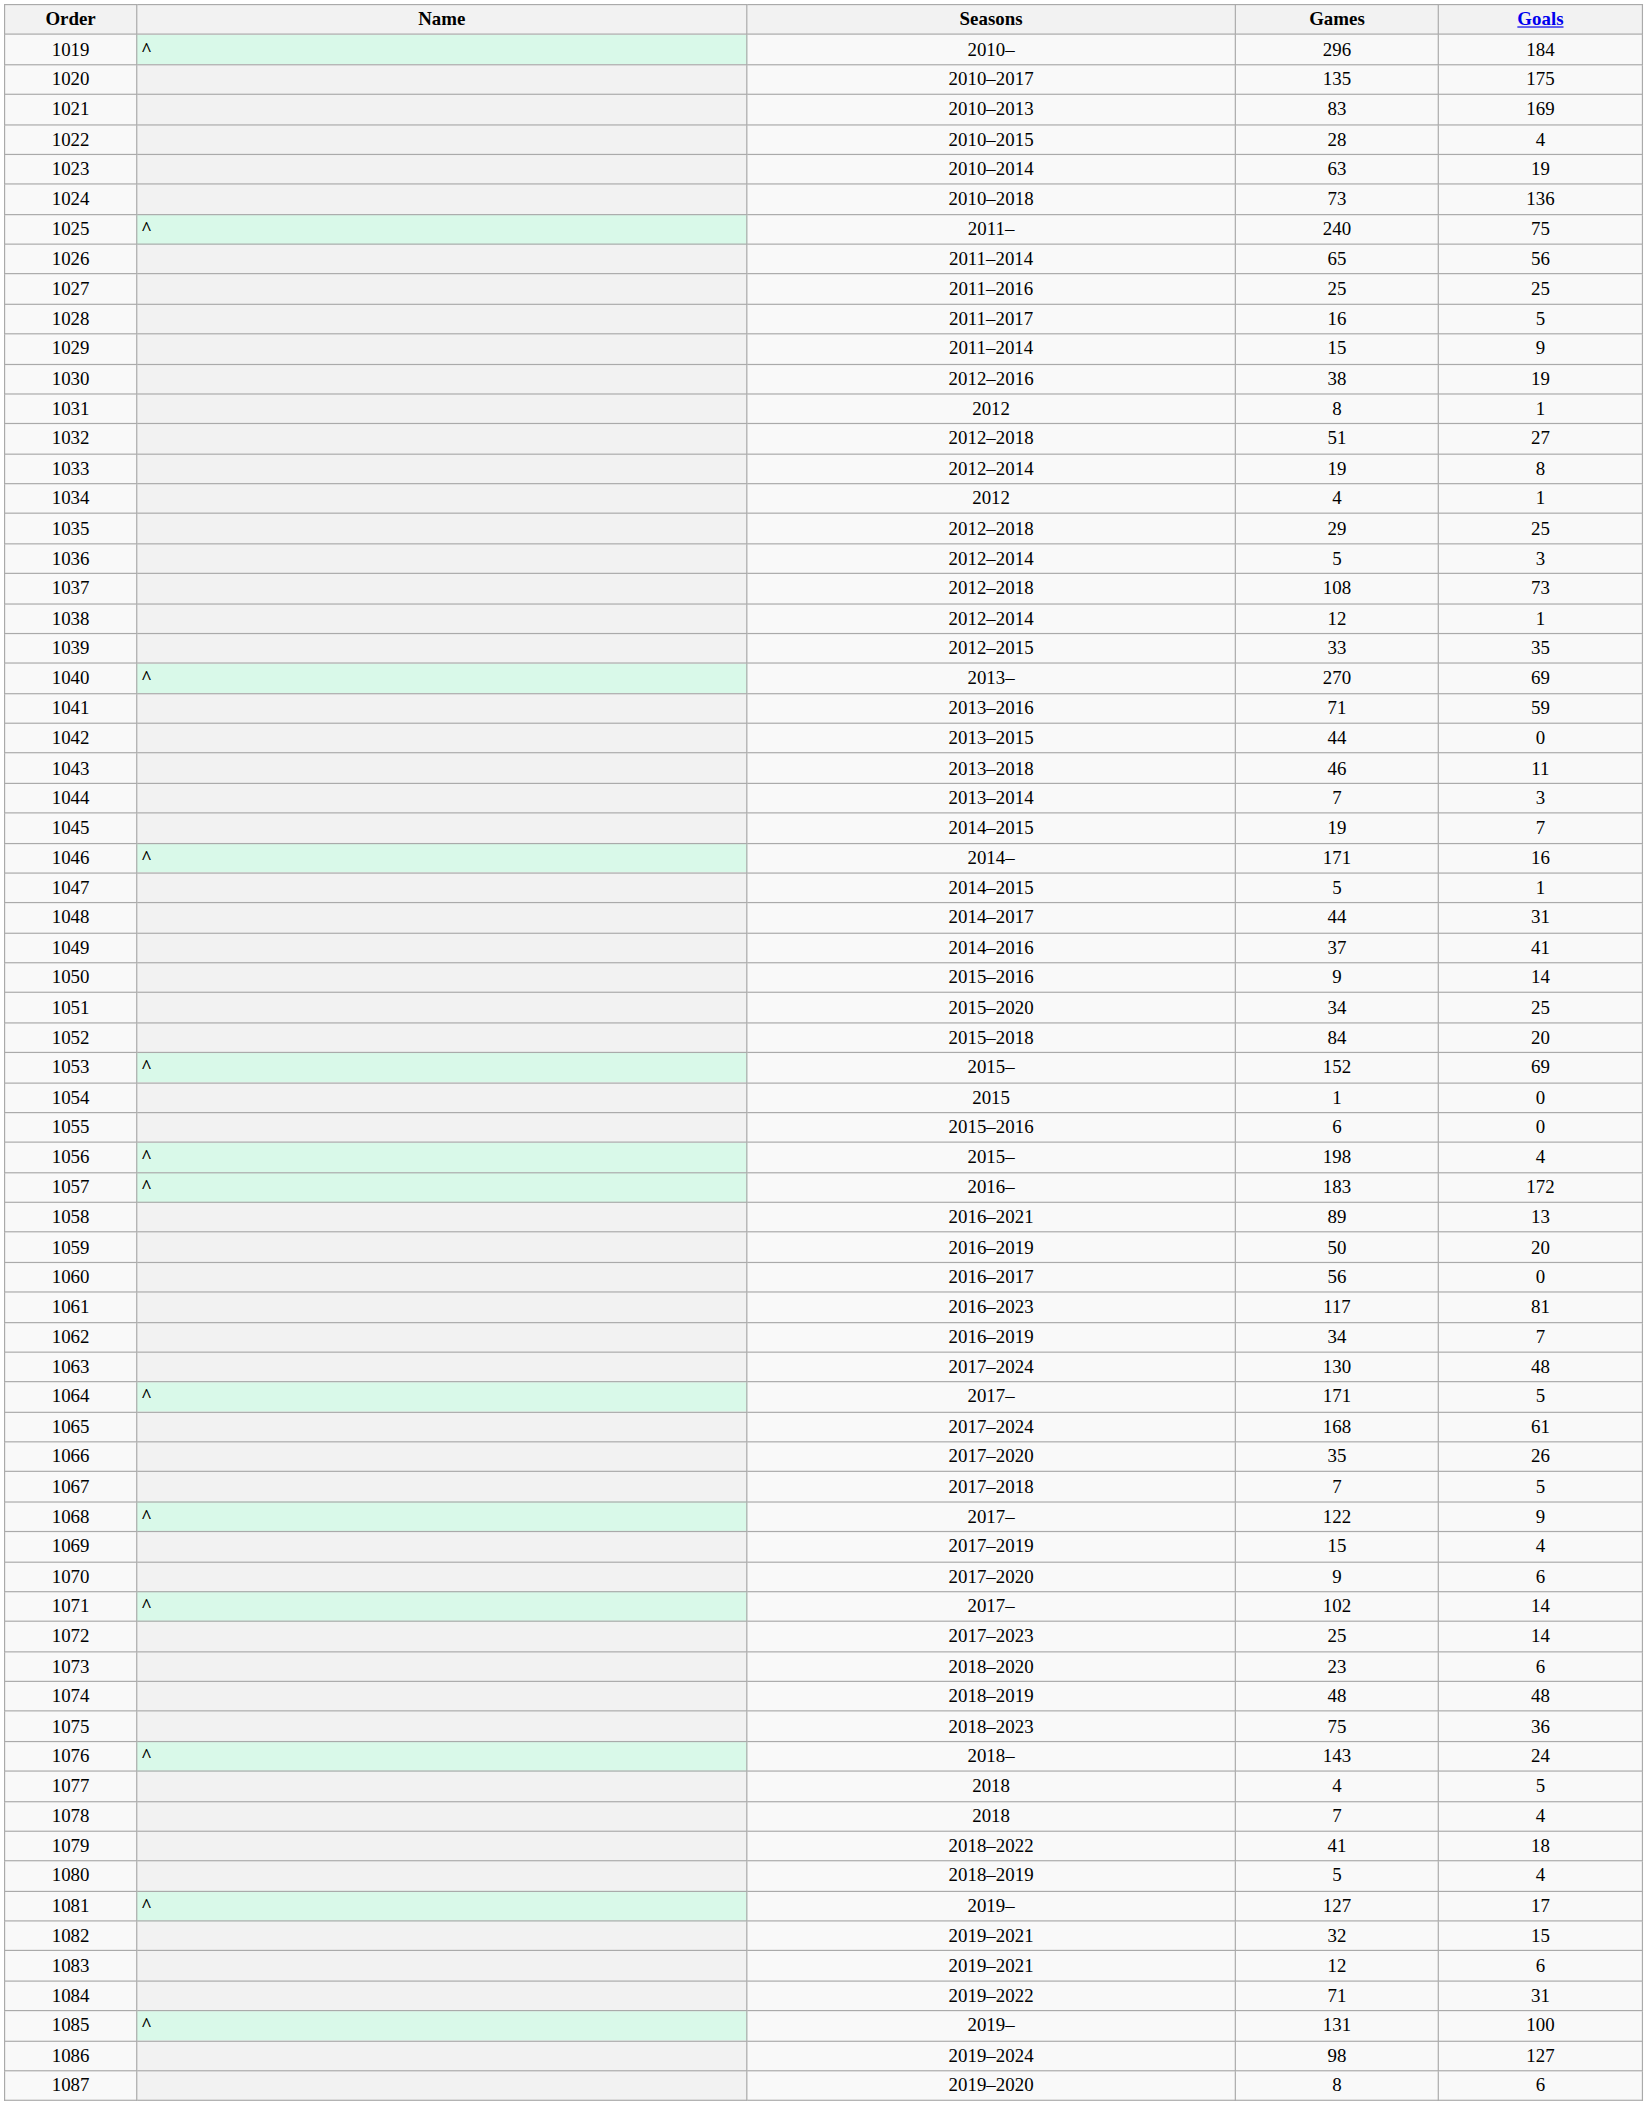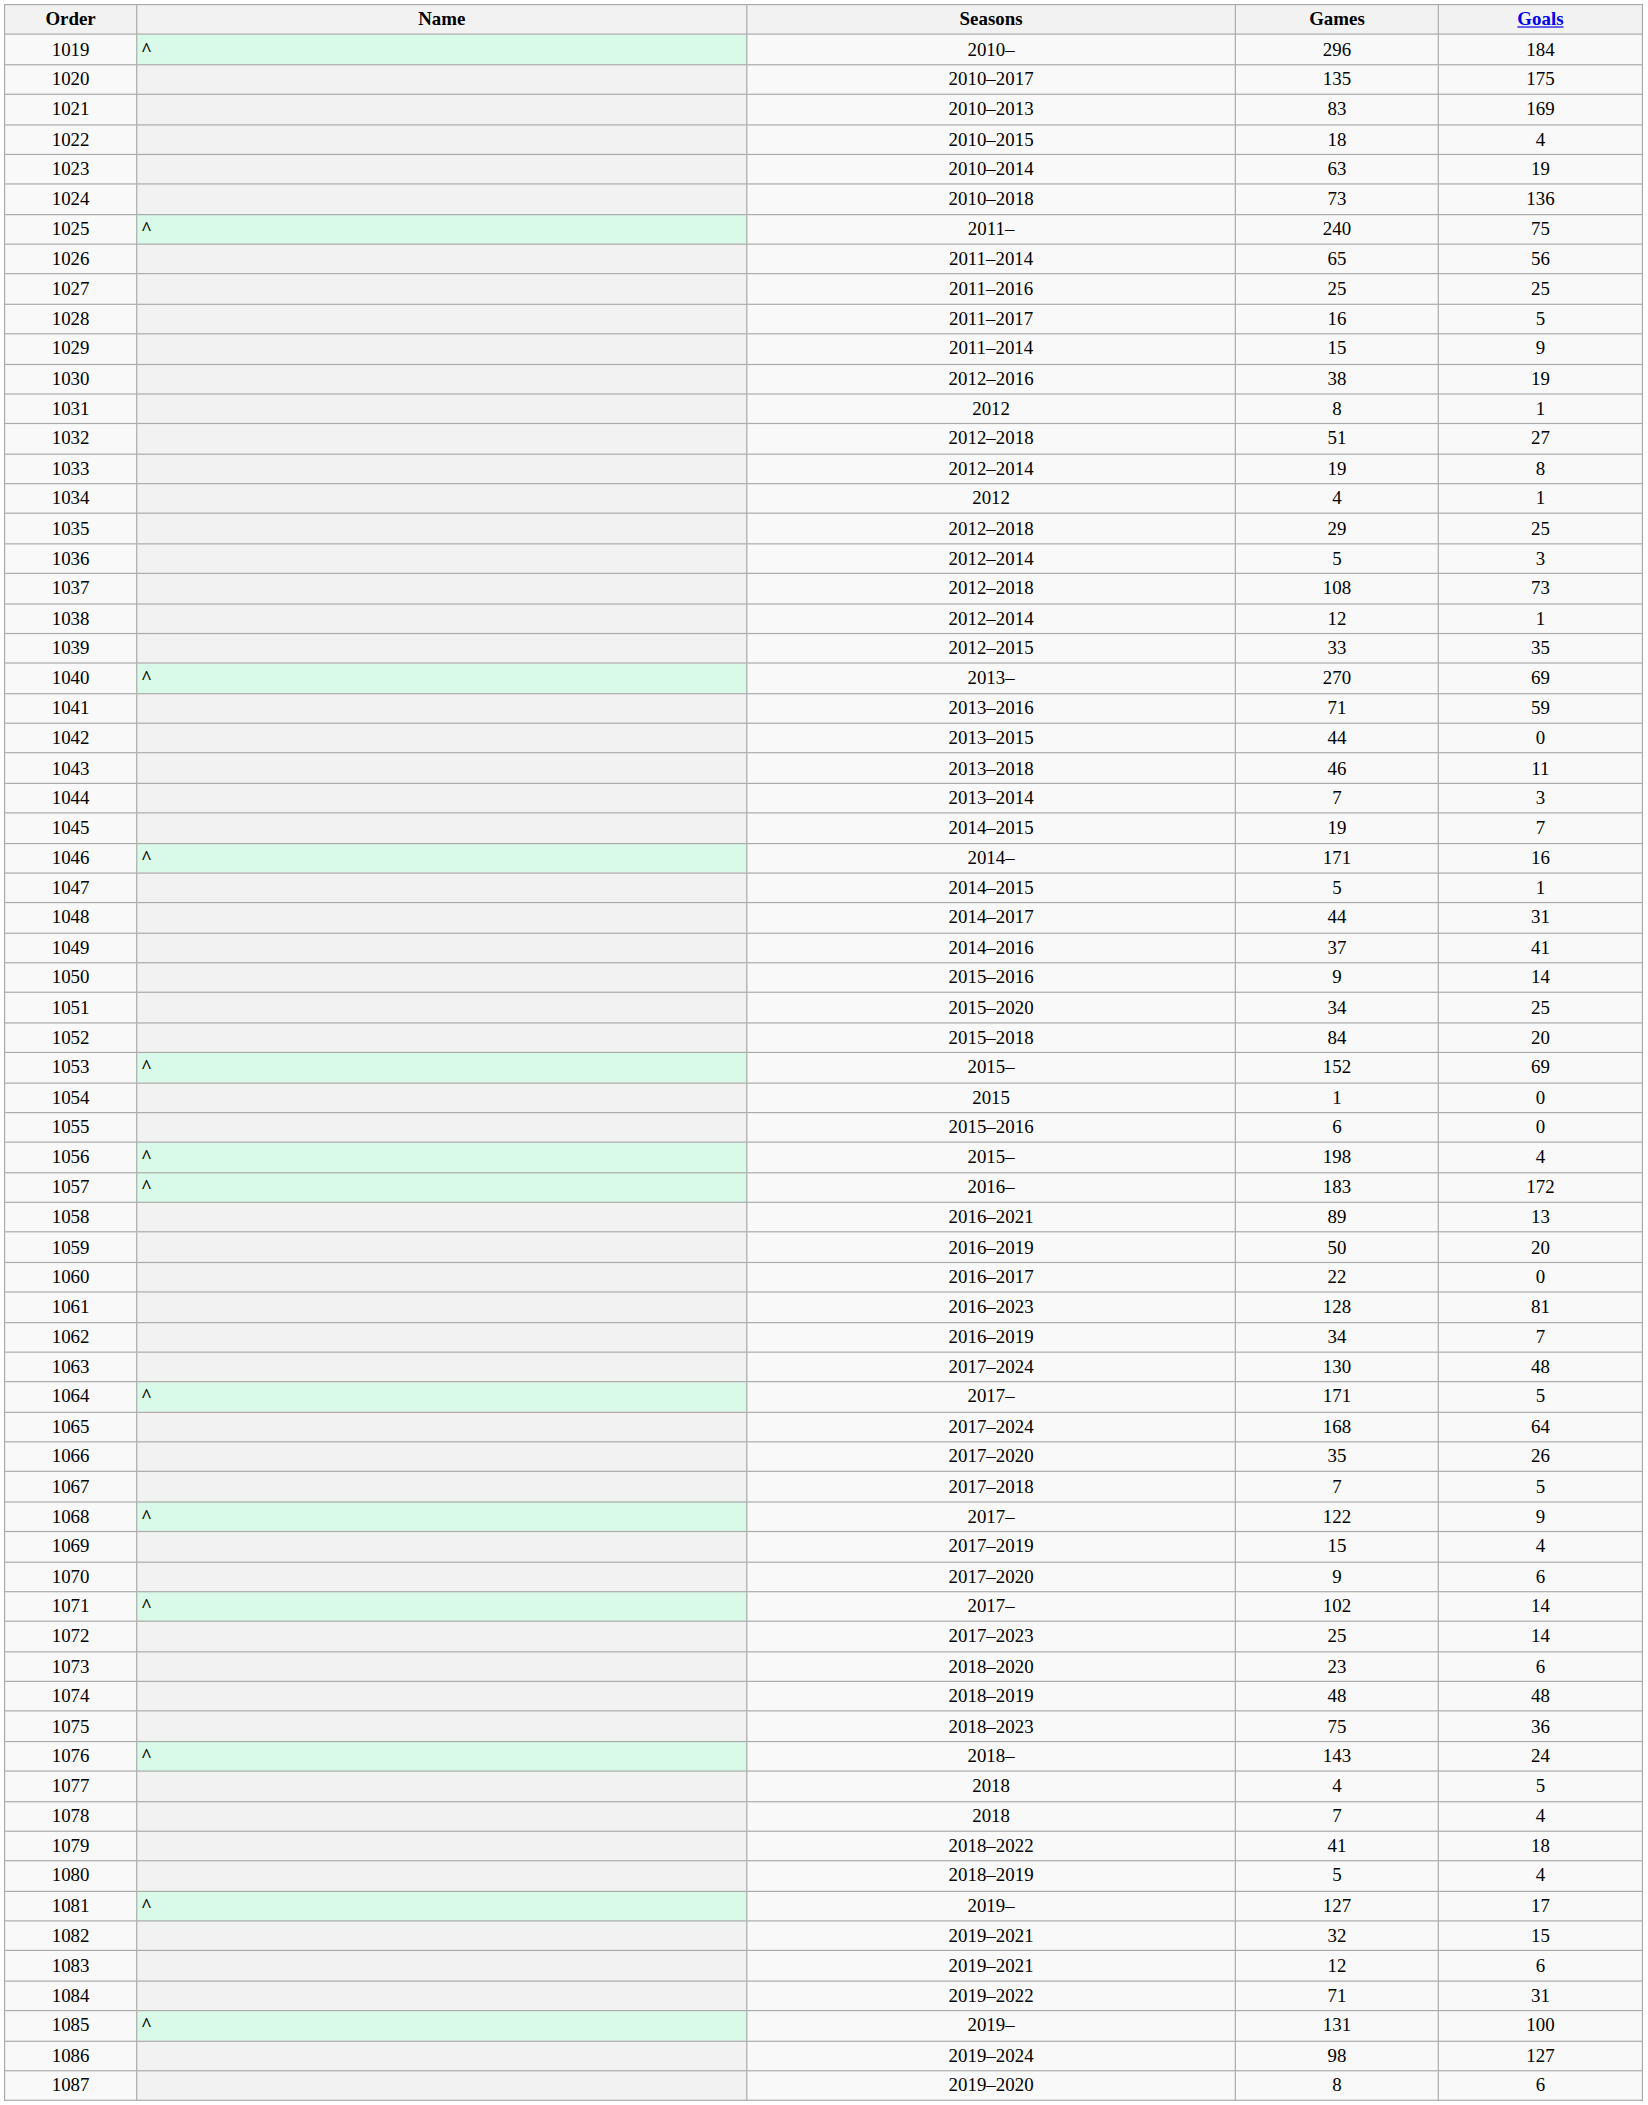(1337, 139) 28 -> (1337, 139) 18
(1337, 1277) 56 -> (1337, 1277) 22
(1337, 1306) 117 -> (1337, 1306) 128
(1540, 1426) 61 -> (1540, 1426) 64
